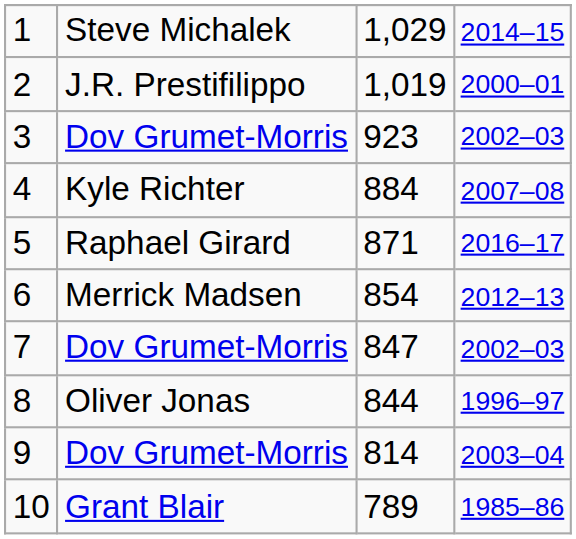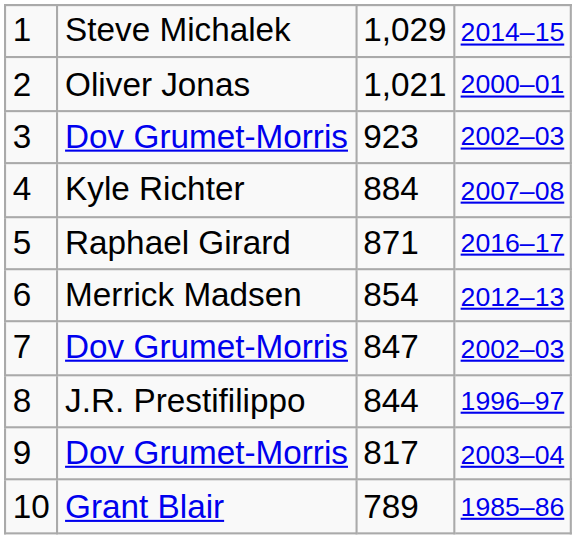(185, 83) J.R. Prestifilippo -> (158, 83) Oliver Jonas
(405, 83) 1,019 -> (405, 83) 1,021
(158, 400) Oliver Jonas -> (185, 400) J.R. Prestifilippo
(391, 453) 814 -> (391, 453) 817
